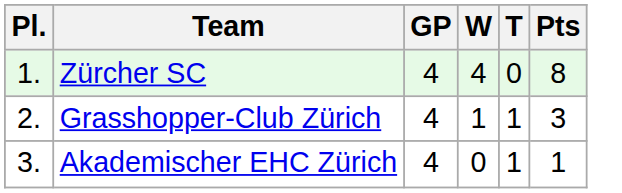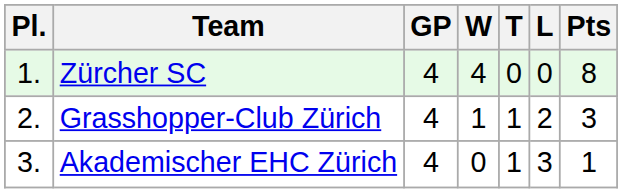+ column: (545, 27)
